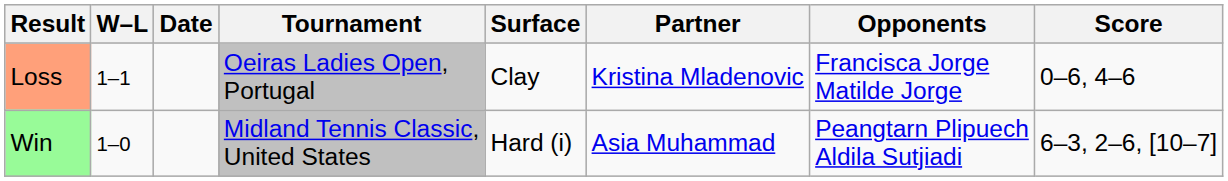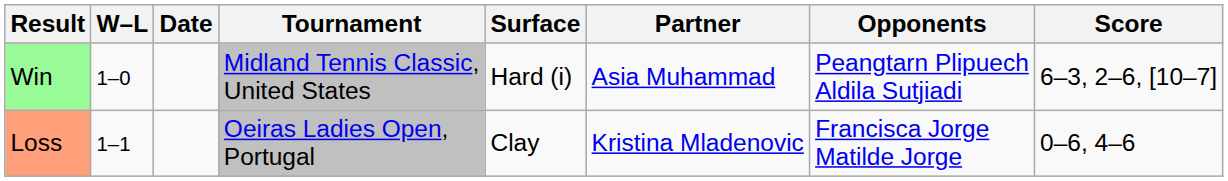rows swapped: (31, 142) <-> (36, 76)
